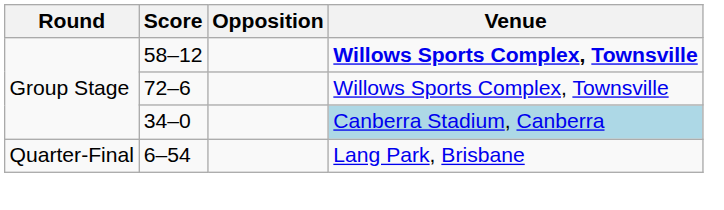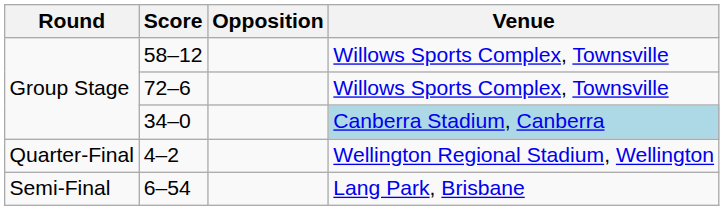(516, 54) bold -> (501, 54) normal
+ row: (161, 155)
(72, 155) Quarter-Final -> (60, 188) Semi-Final
